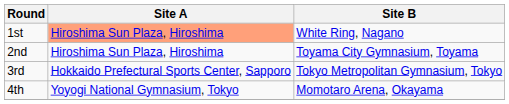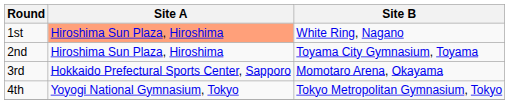(399, 71) Tokyo Metropolitan Gymnasium, Tokyo -> (370, 71) Momotaro Arena, Okayama
(370, 90) Momotaro Arena, Okayama -> (399, 90) Tokyo Metropolitan Gymnasium, Tokyo
